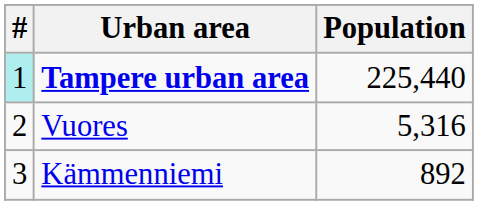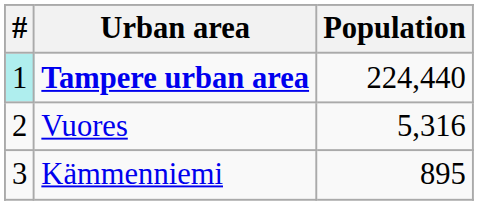(416, 77) 225,440 -> (416, 77) 224,440
(443, 174) 892 -> (443, 174) 895
